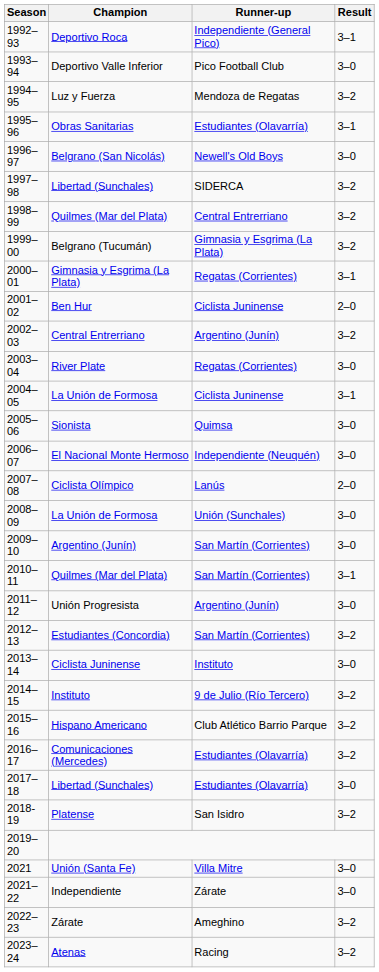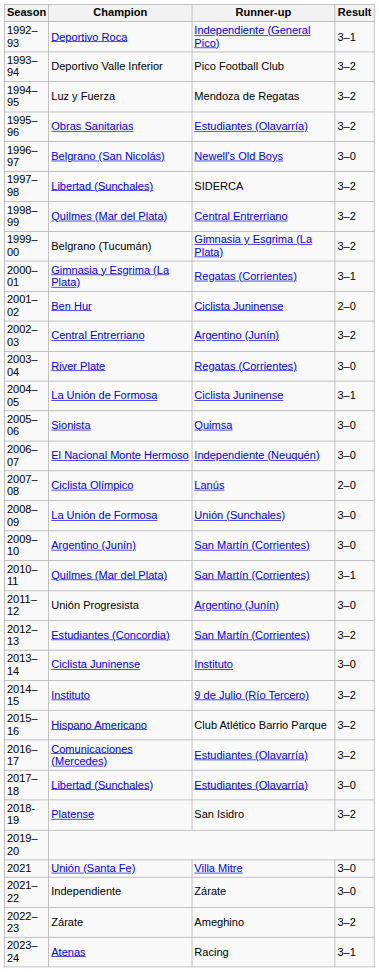(347, 66) 3–0 -> (347, 66) 3–2
(347, 126) 3–1 -> (347, 126) 3–2
(347, 952) 3–2 -> (347, 952) 3–1
